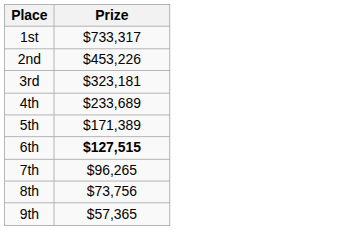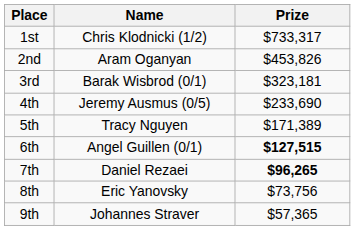+ column: (145, 15)
(112, 59) $453,226 -> (292, 59) $453,826
(112, 103) $233,689 -> (292, 103) $233,690
(112, 170) normal -> (292, 170) bold
